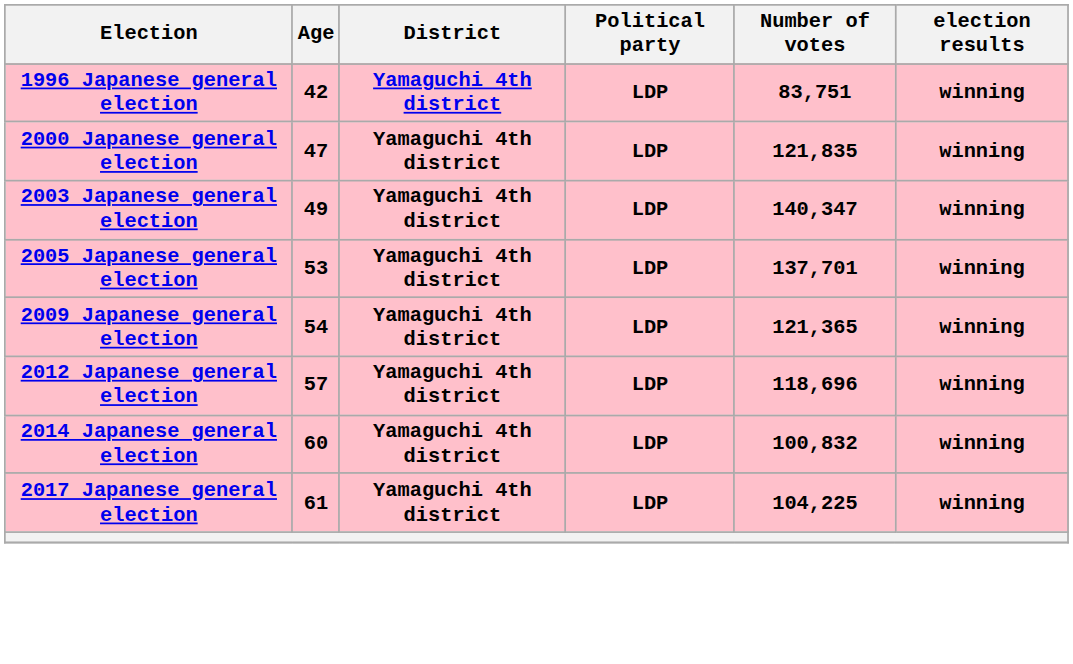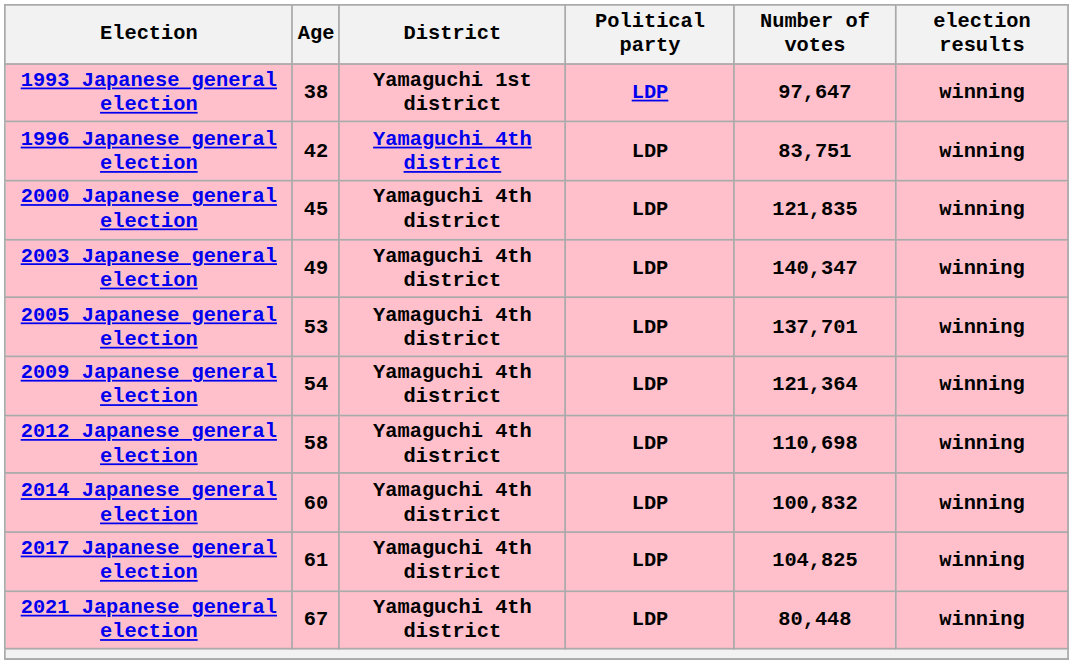+ row: (149, 92)
(316, 151) 47 -> (316, 210) 45
(815, 327) 121,365 -> (815, 385) 121,364
(316, 385) 57 -> (316, 444) 58
(815, 385) 118,696 -> (815, 444) 110,698
(815, 502) 104,225 -> (815, 561) 104,825
+ row: (149, 619)
